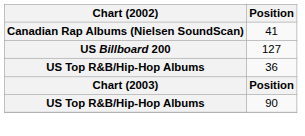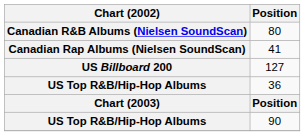+ row: (275, 31)
